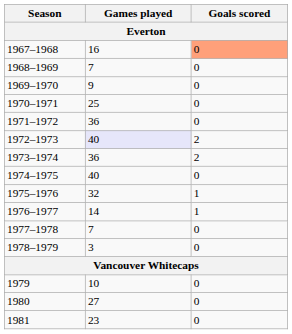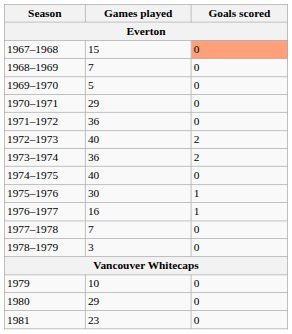(94, 49) 16 -> (94, 49) 15
(91, 85) 9 -> (91, 85) 5
(94, 103) 25 -> (94, 103) 29
(94, 139) lavender background -> (94, 139) no background
(94, 193) 32 -> (94, 193) 30
(94, 211) 14 -> (94, 211) 16
(94, 301) 27 -> (94, 301) 29
